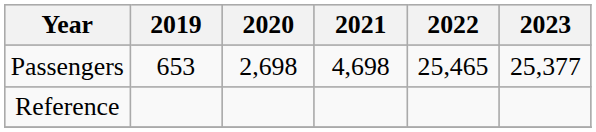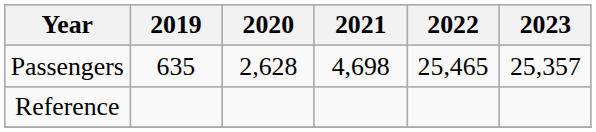(176, 65) 653 -> (176, 65) 635
(268, 65) 2,698 -> (268, 65) 2,628
(545, 65) 25,377 -> (545, 65) 25,357
